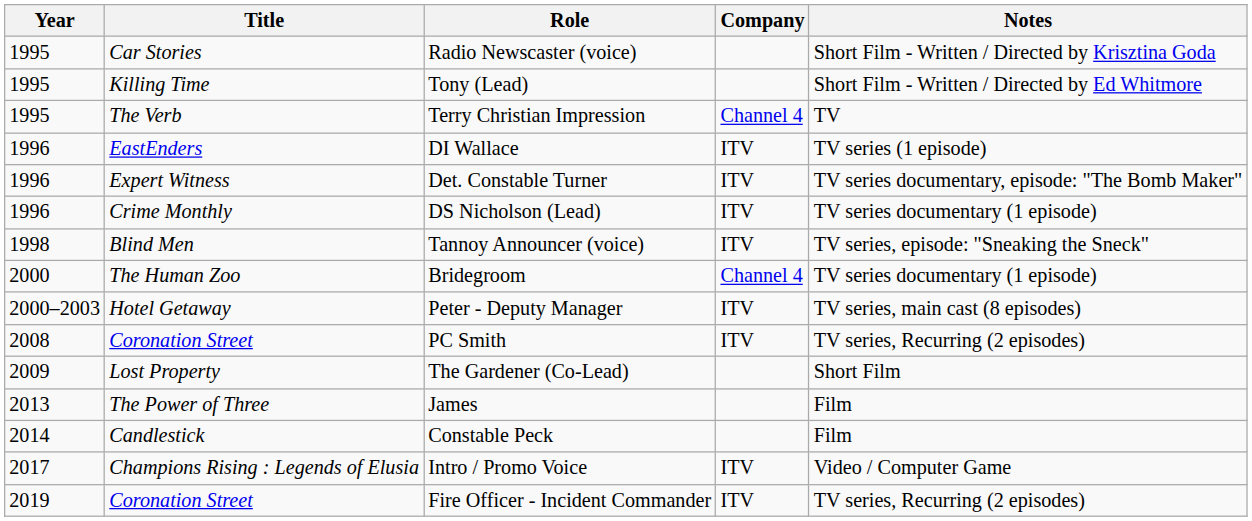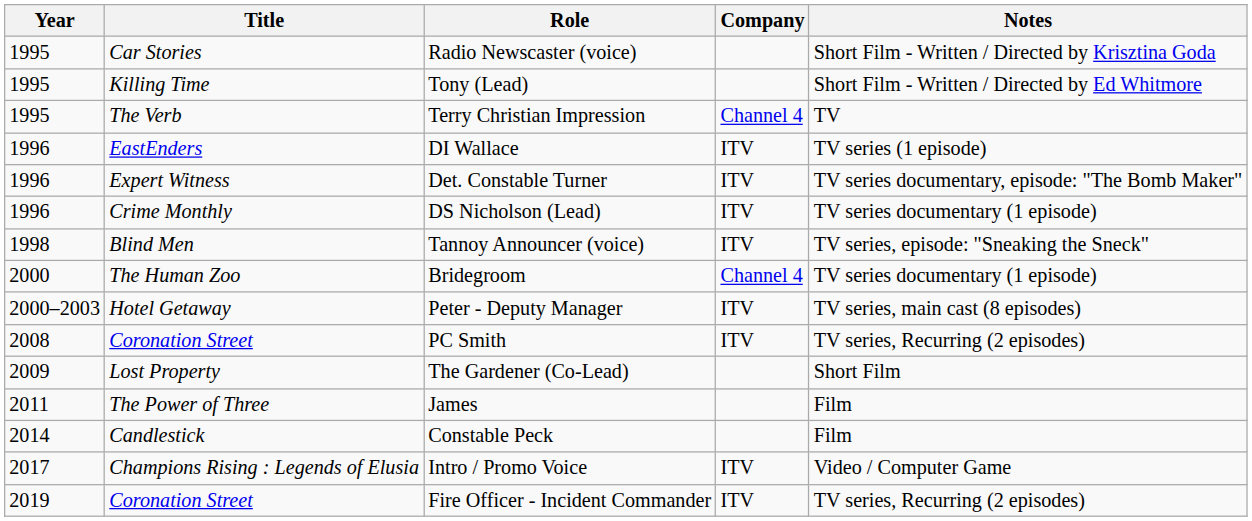(29, 404) 2013 -> (29, 404) 2011
